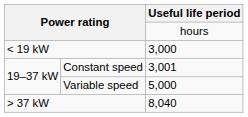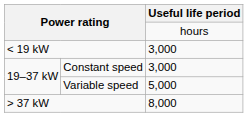(162, 67) 3,001 -> (162, 67) 3,000
(162, 103) 8,040 -> (162, 103) 8,000
